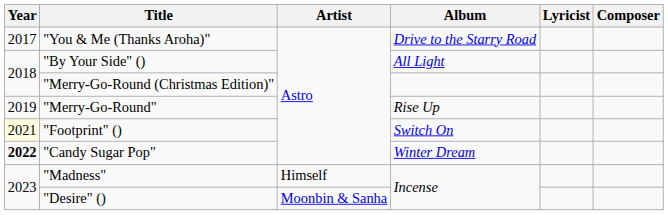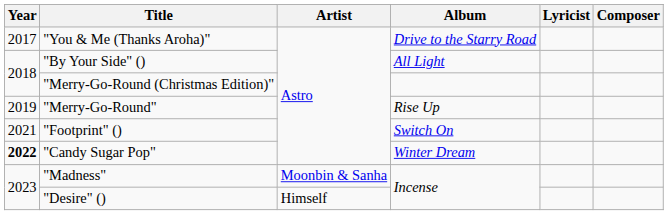(22, 130) lightyellow background -> (22, 130) no background
(304, 175) Himself -> (334, 175) Moonbin & Sanha
(334, 198) Moonbin & Sanha -> (304, 198) Himself
